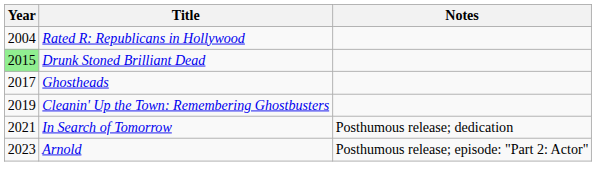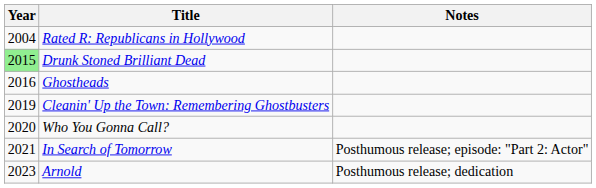(22, 82) 2017 -> (22, 82) 2016
+ row: (106, 127)
(424, 127) Posthumous release; dedication -> (462, 149) Posthumous release; episode: "Part 2: Actor"
(462, 149) Posthumous release; episode: "Part 2: Actor" -> (424, 171) Posthumous release; dedication
